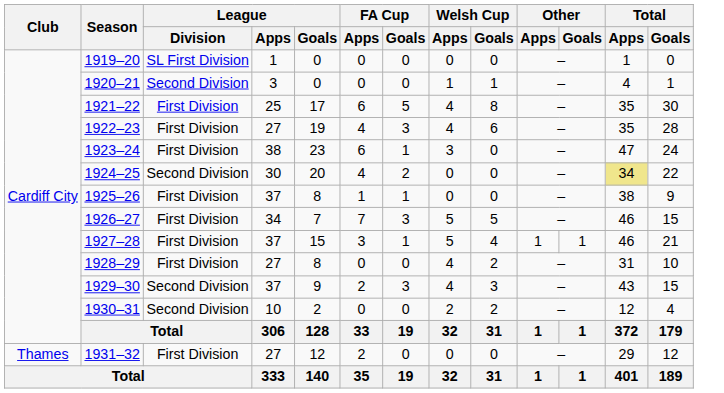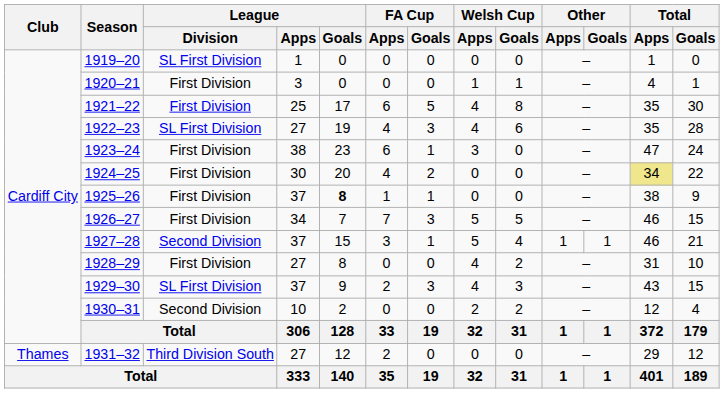(198, 83) Second Division -> (210, 83) First Division
(198, 128) First Division -> (210, 128) SL First Division
(198, 173) Second Division -> (210, 173) First Division
(317, 196) normal -> (342, 196) bold
(198, 241) First Division -> (210, 241) Second Division
(198, 286) Second Division -> (210, 286) SL First Division
(198, 354) First Division -> (210, 354) Third Division South
